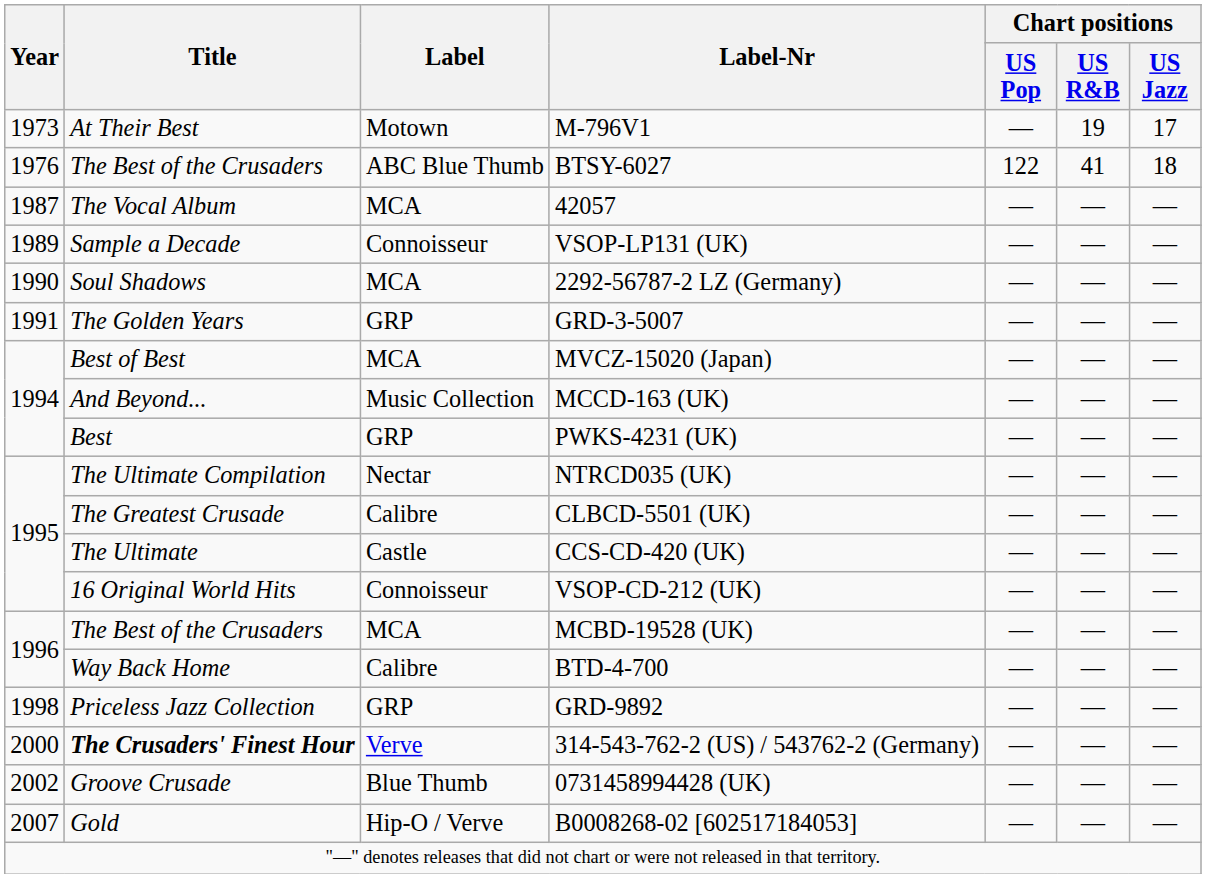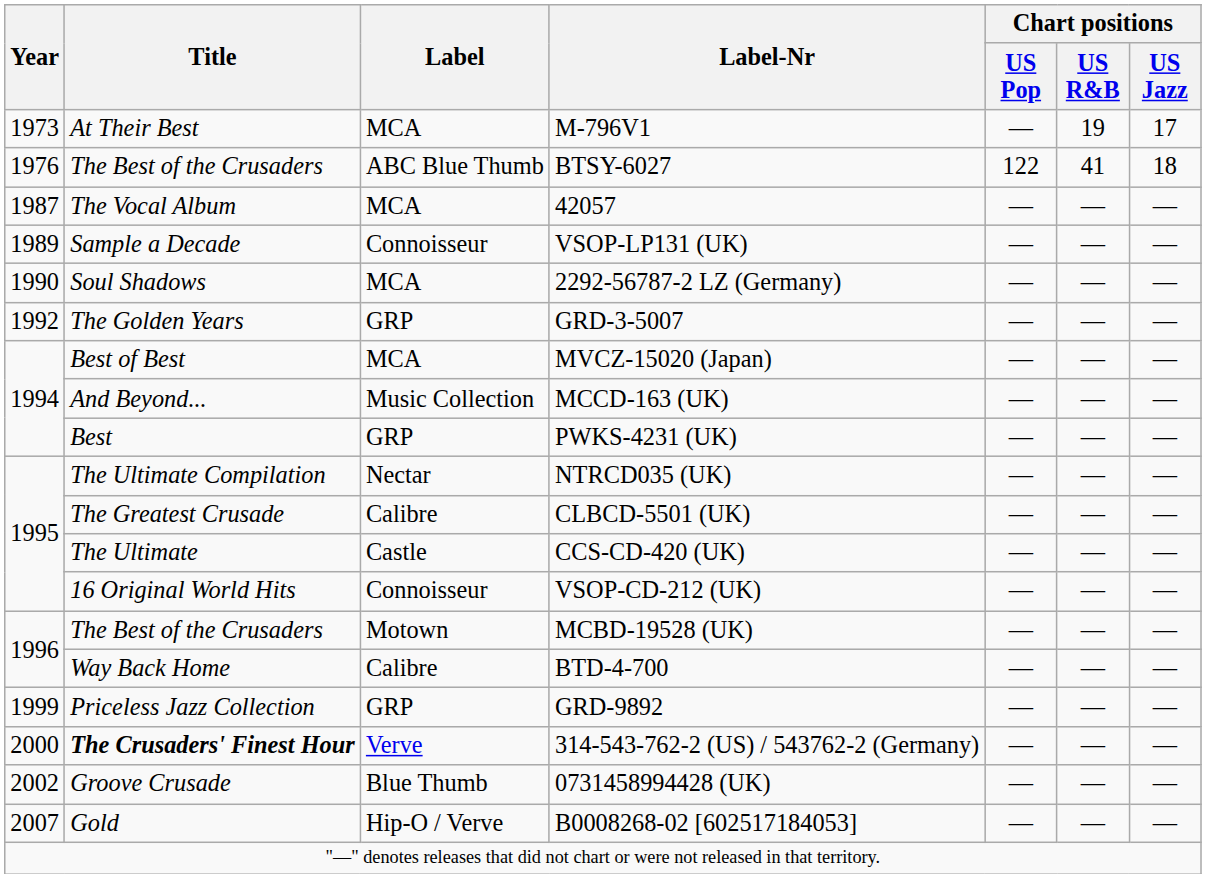(407, 128) Motown -> (394, 128) MCA
(35, 321) 1991 -> (35, 321) 1992
(394, 629) MCA -> (407, 629) Motown
(35, 706) 1998 -> (35, 706) 1999
